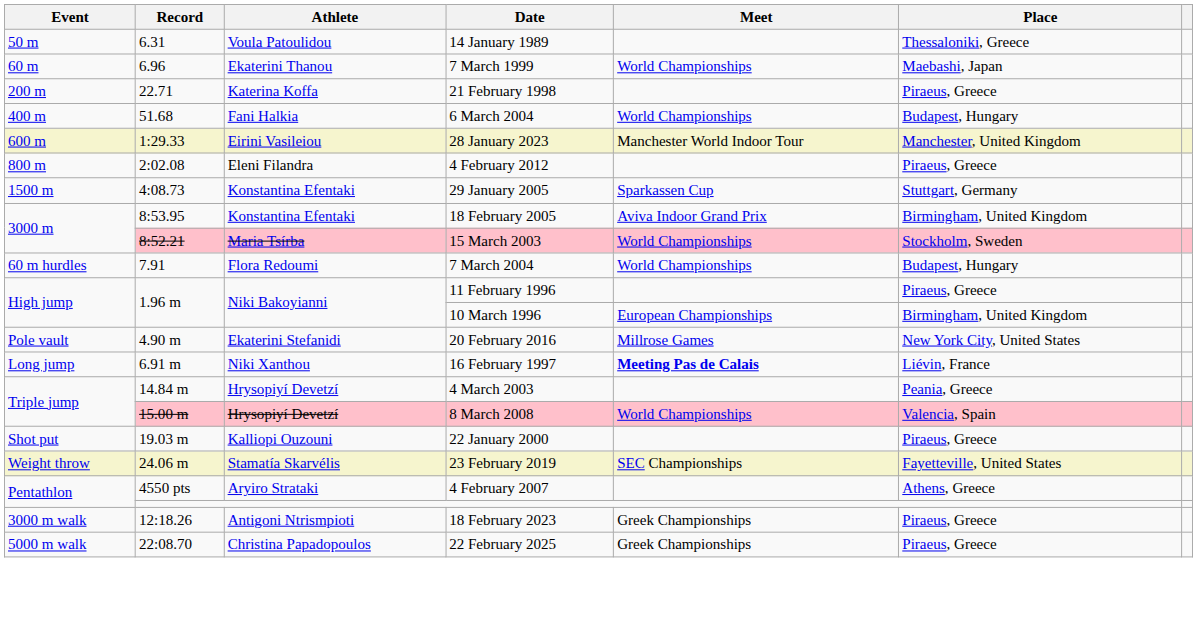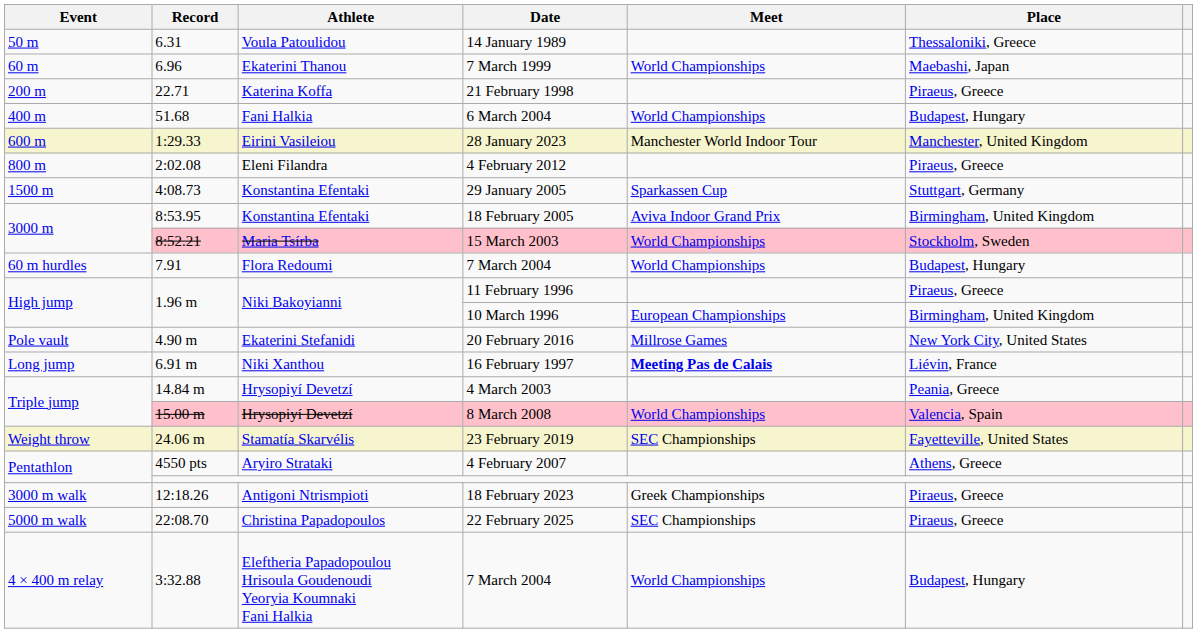- row: (164, 438)
(684, 545) Greek Championships -> (693, 520) SEC Championships
+ row: (178, 580)
